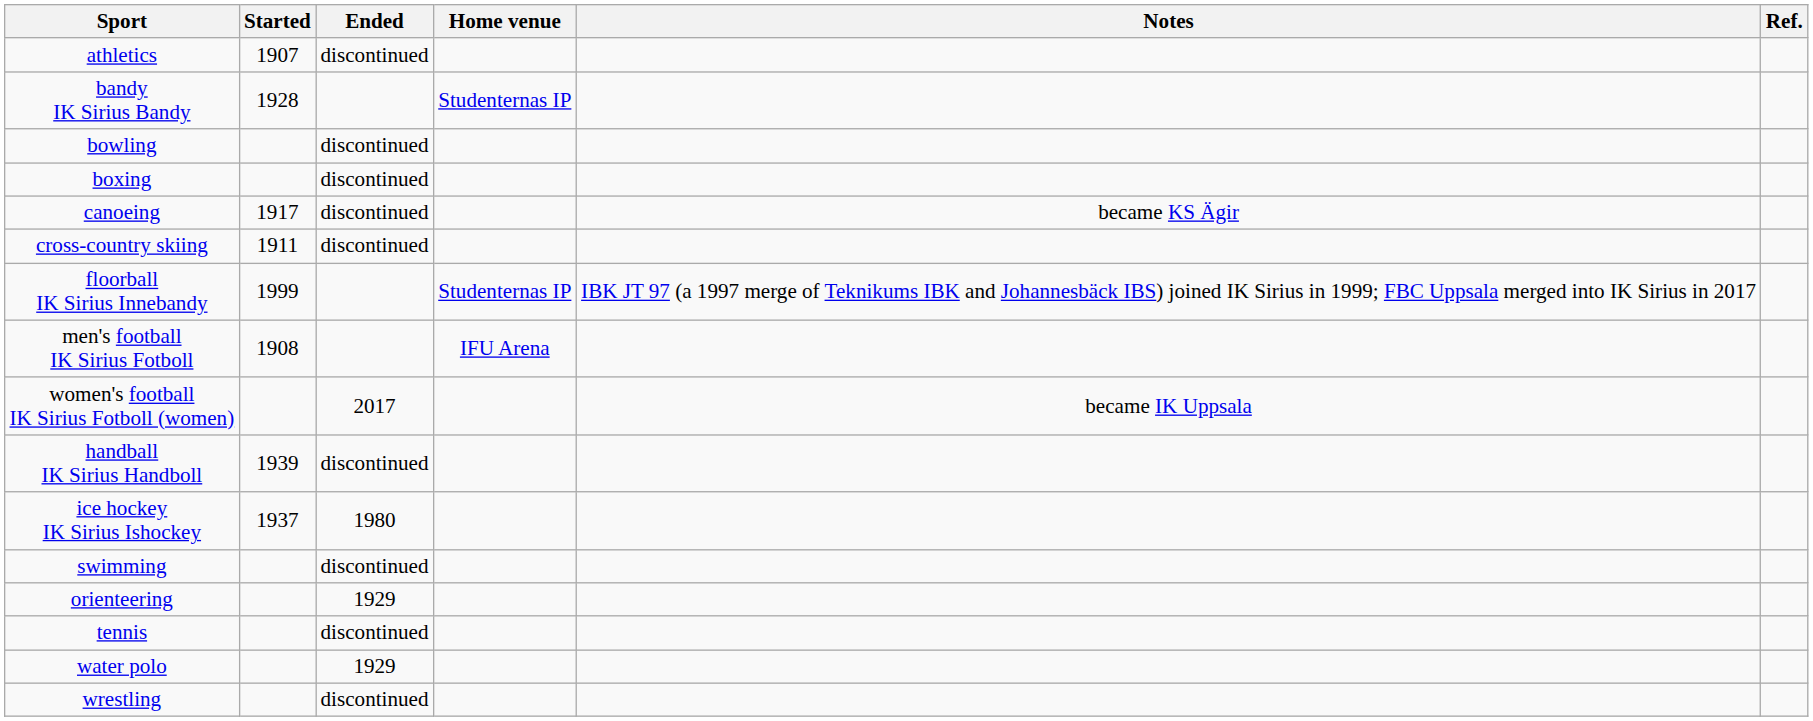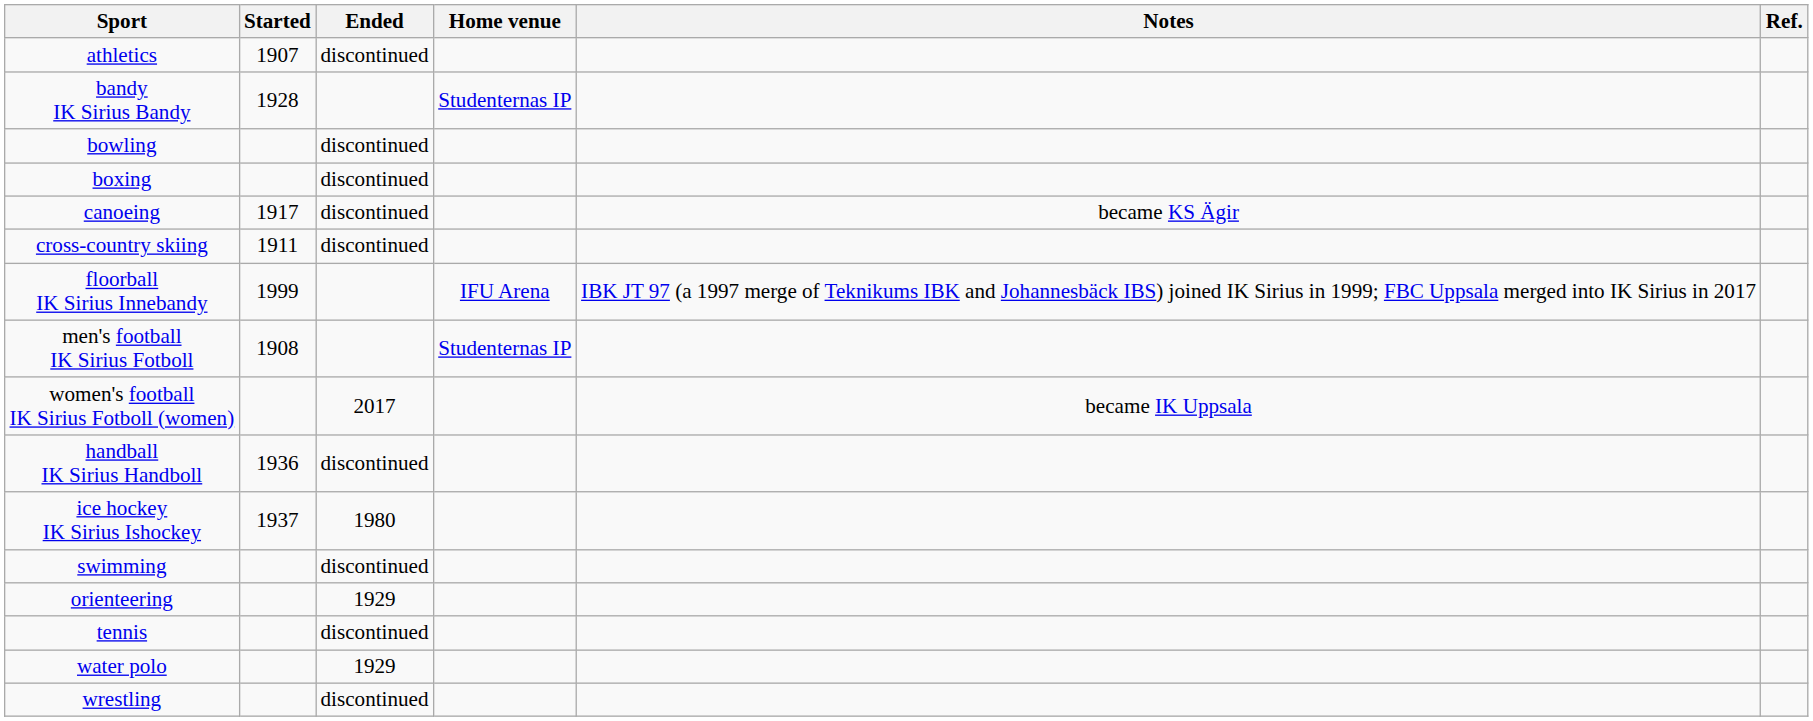(505, 291) Studenternas IP -> (505, 291) IFU Arena
(505, 348) IFU Arena -> (505, 348) Studenternas IP
(277, 463) 1939 -> (277, 463) 1936
